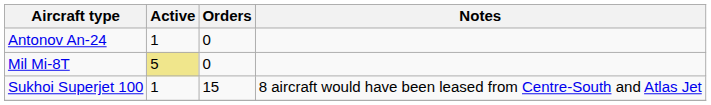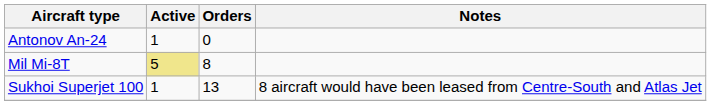(207, 64) 0 -> (207, 64) 8
(211, 87) 15 -> (211, 87) 13
